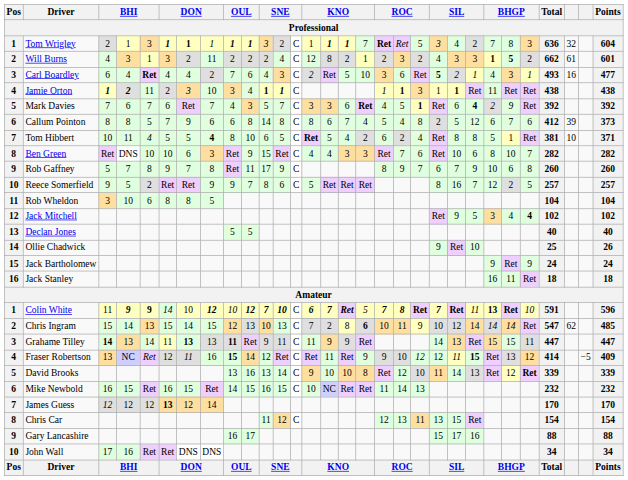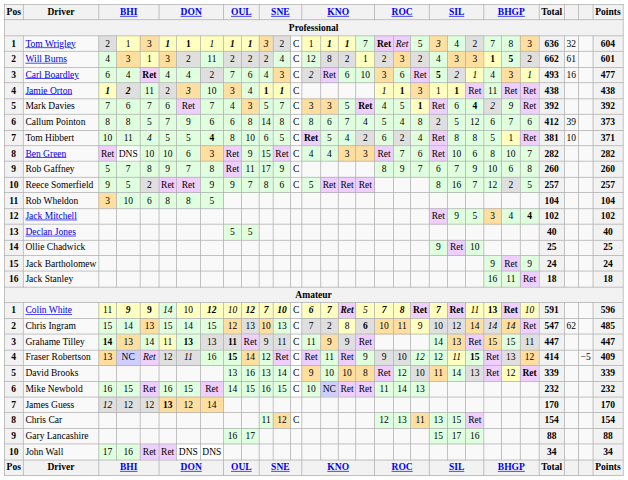(347, 74) 5 -> (347, 74) 6
(347, 106) 6 -> (347, 106) 5
(608, 247) 26 -> (608, 247) 25
